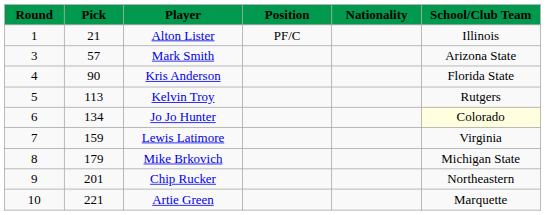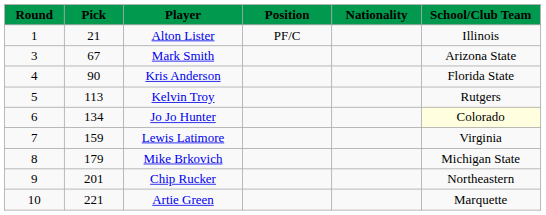(94, 55) 57 -> (94, 55) 67
